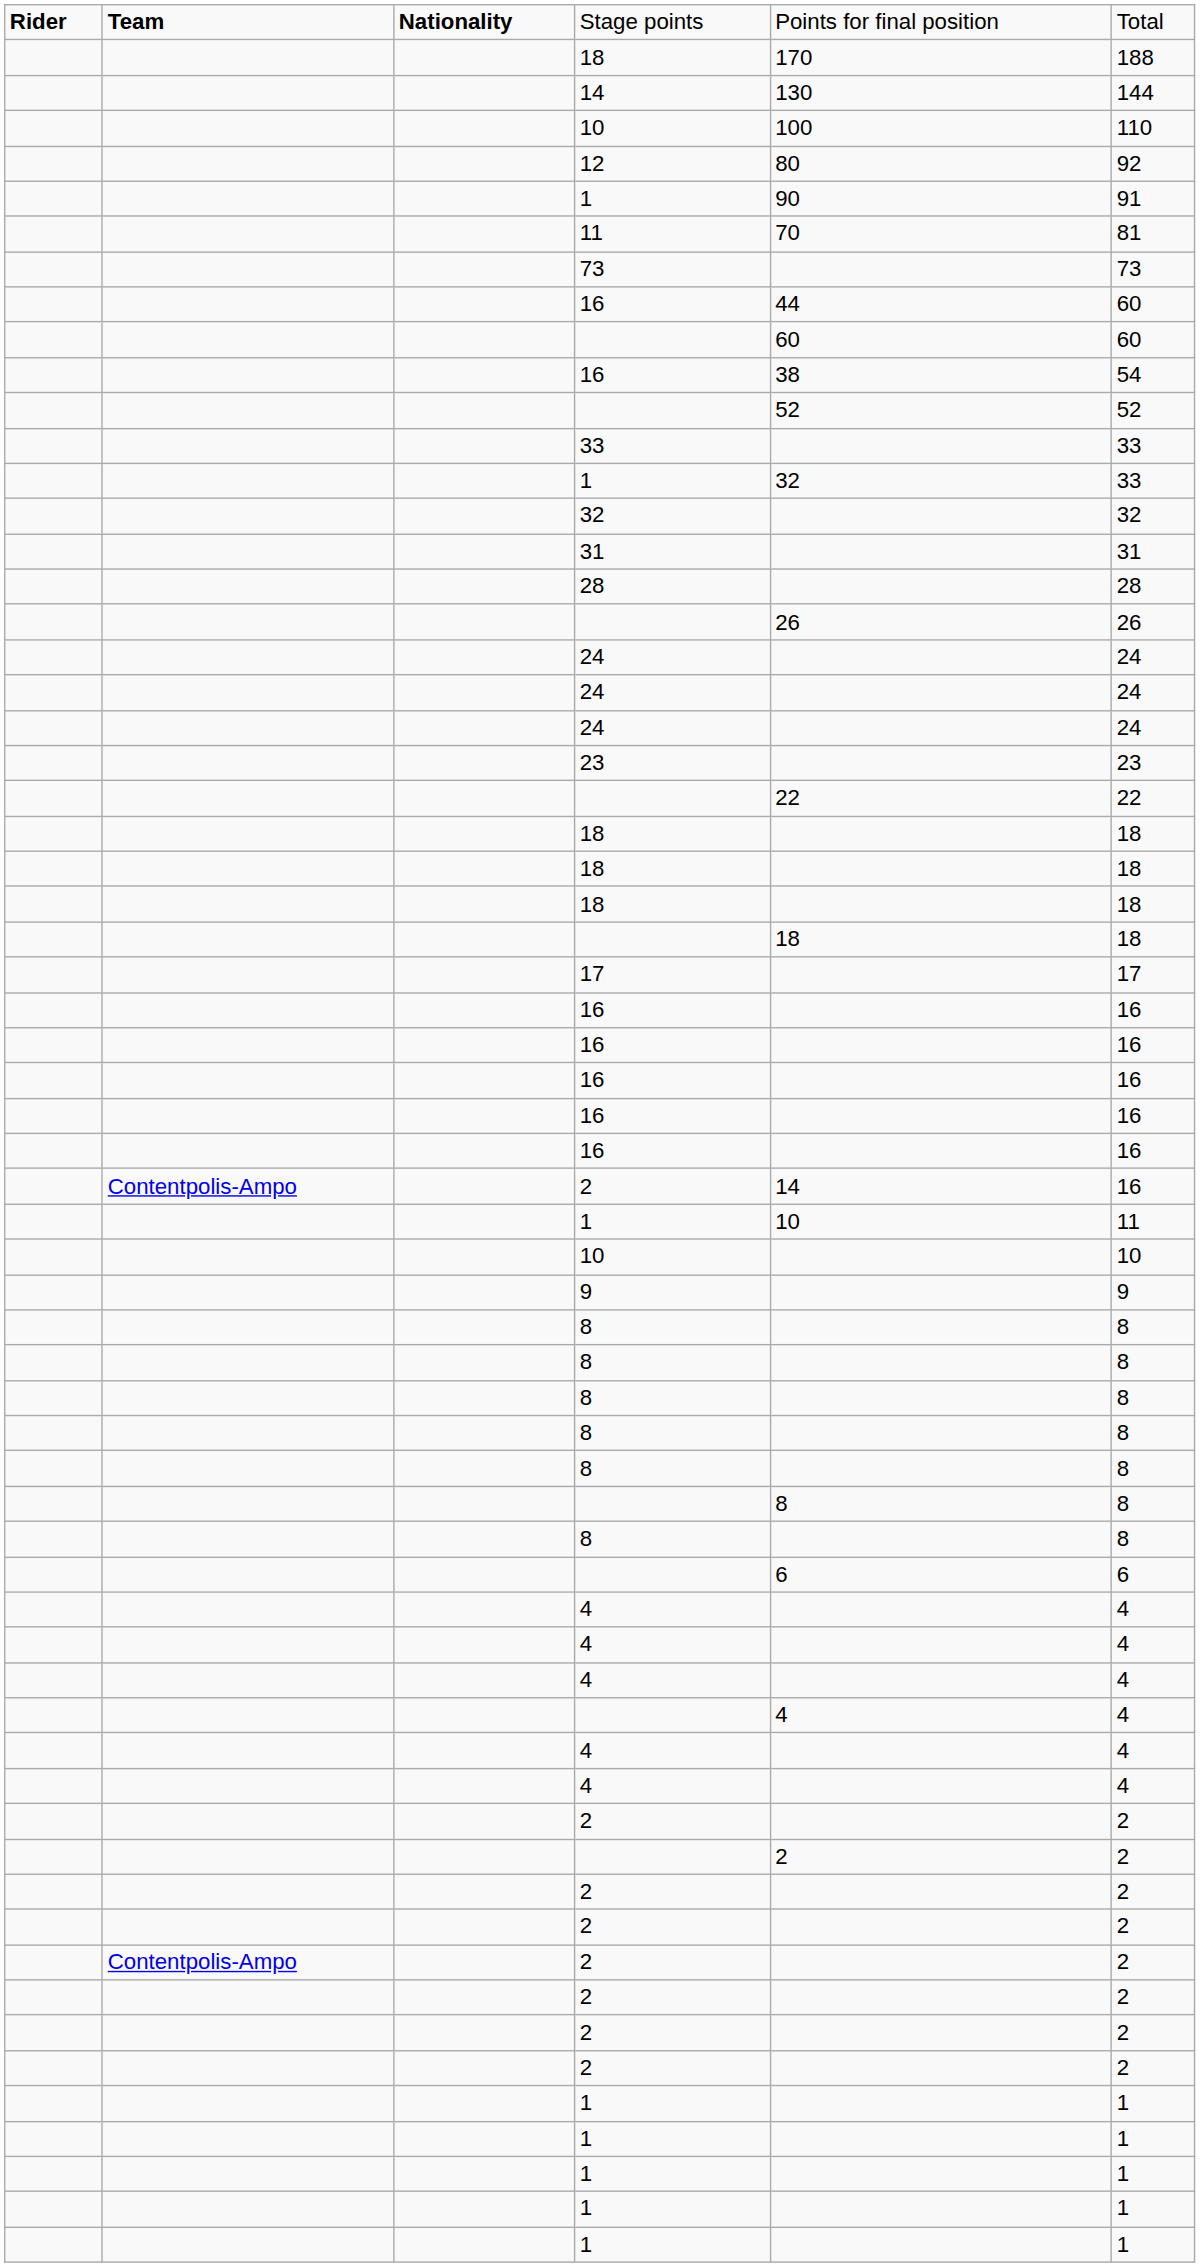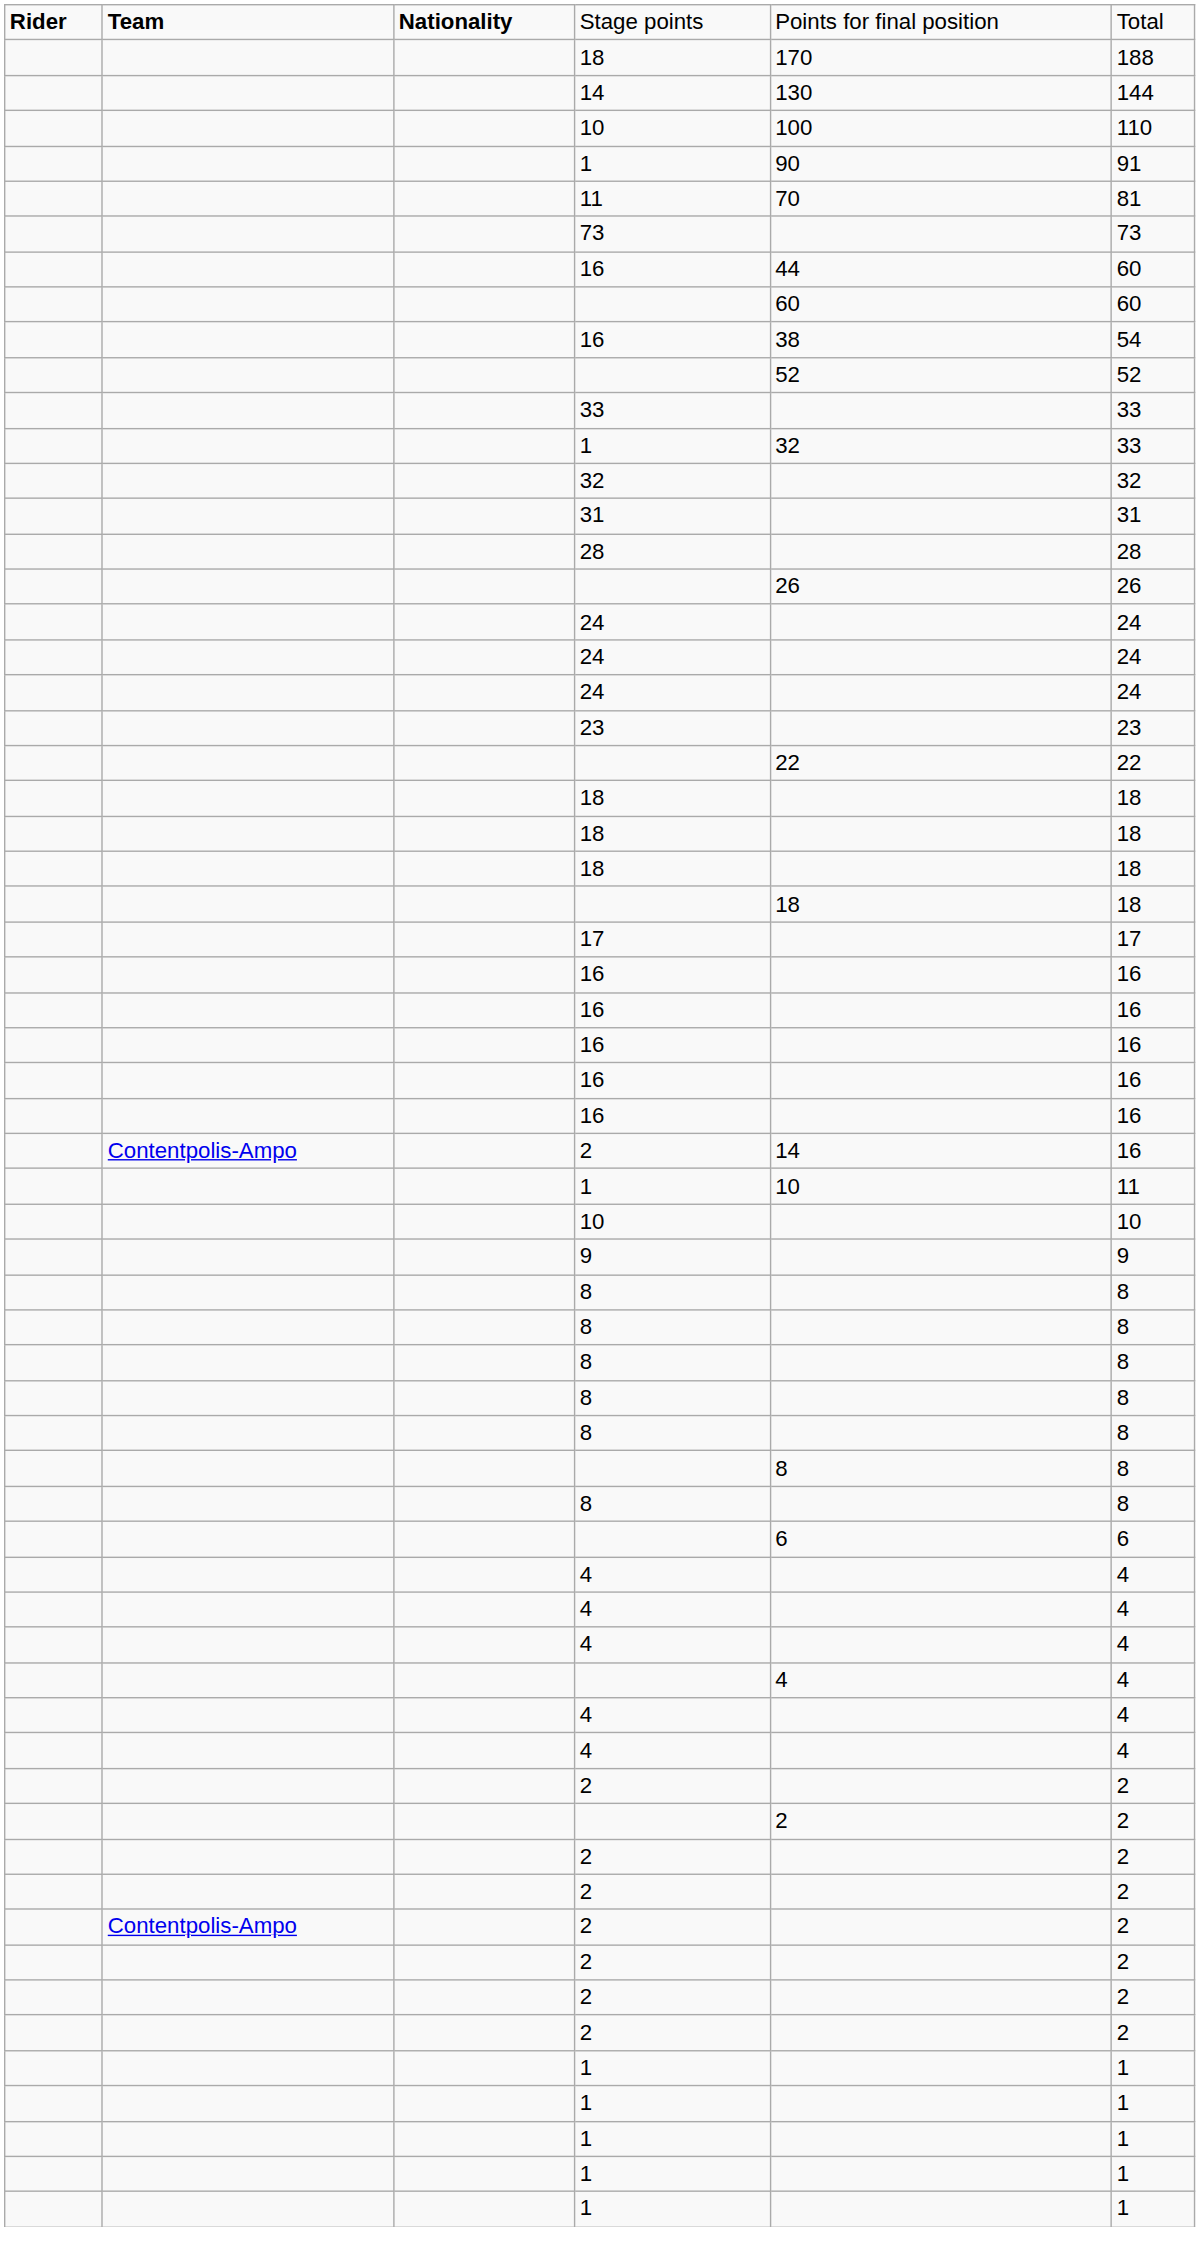- row: (248, 163)
